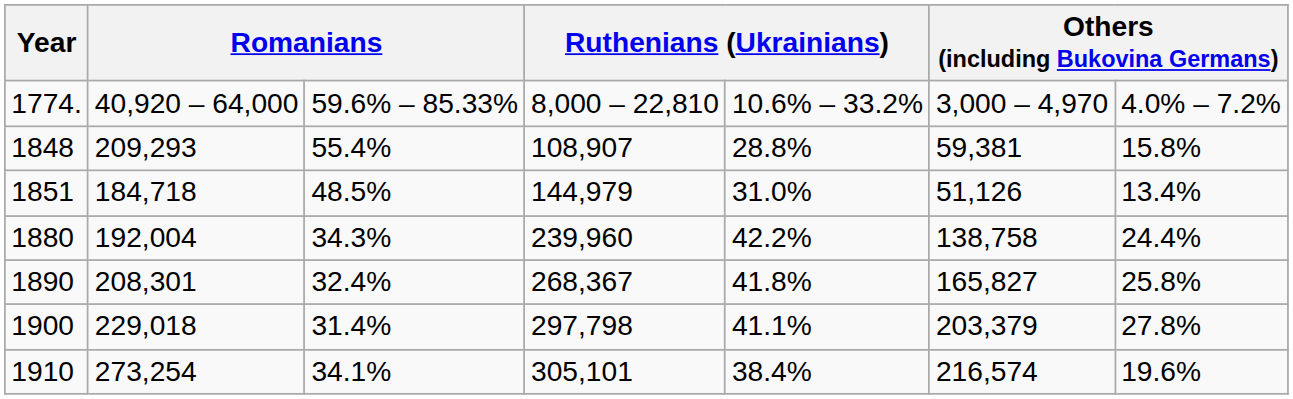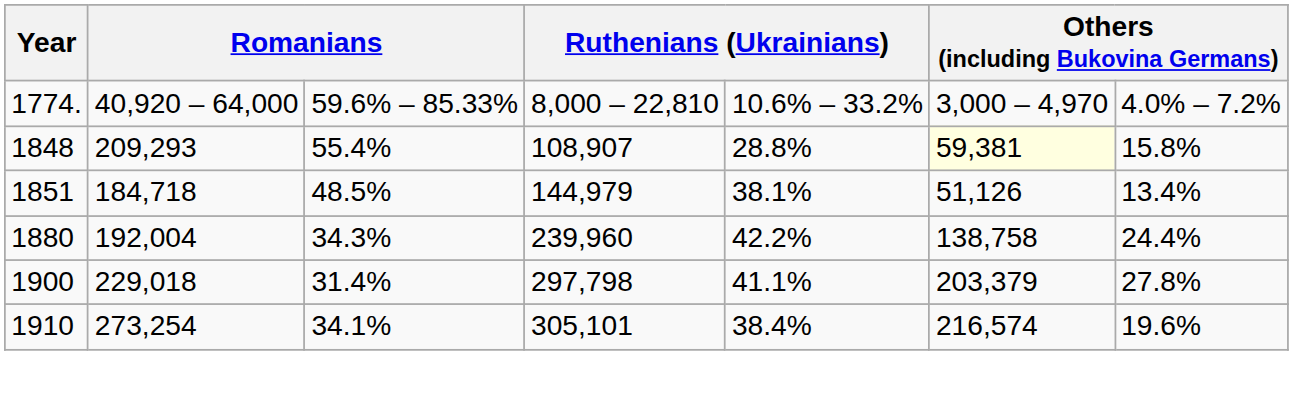(979, 147) no background -> (979, 147) lightyellow background
(772, 192) 31.0% -> (772, 192) 38.1%
- row: (43, 281)
